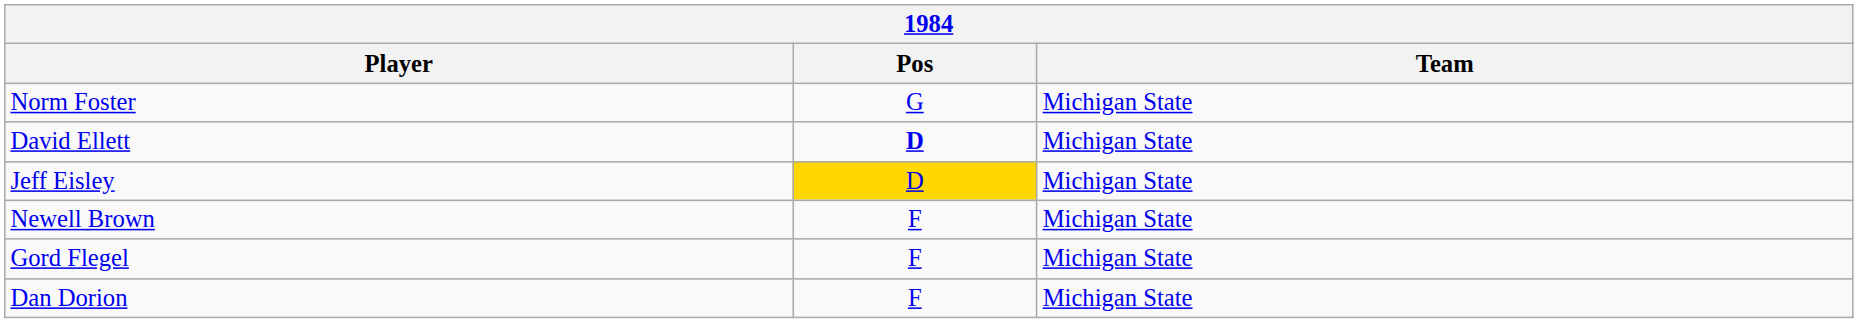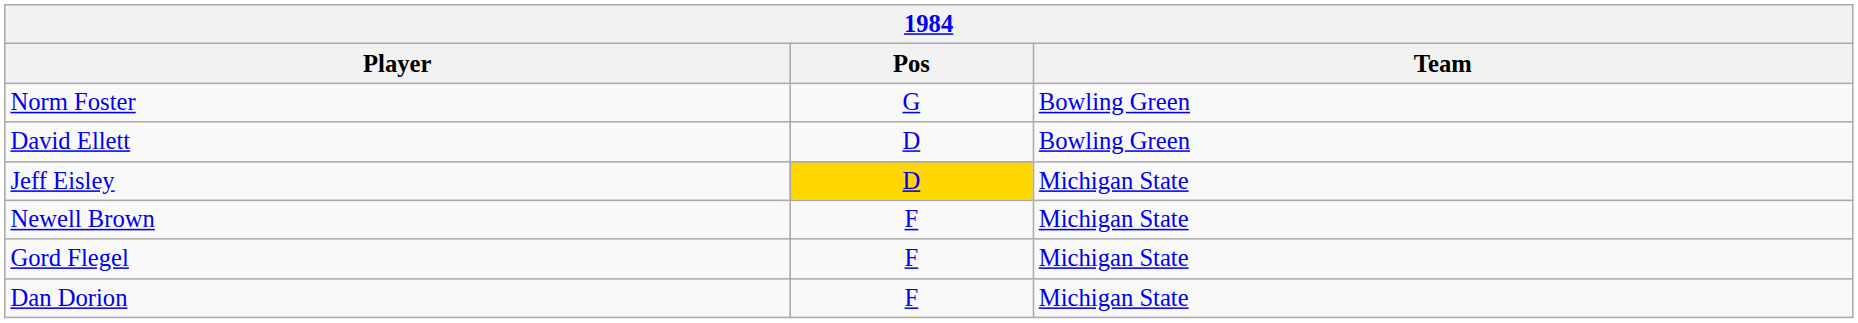(1118, 102) Michigan State -> (1114, 102) Bowling Green
(915, 141) bold -> (911, 141) normal
(1118, 141) Michigan State -> (1114, 141) Bowling Green
